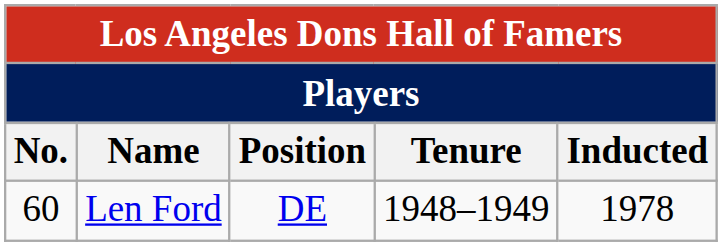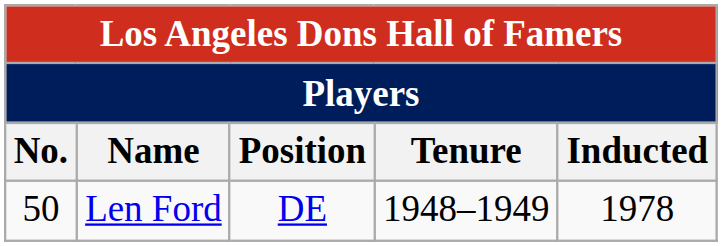(41, 209) 60 -> (41, 209) 50
